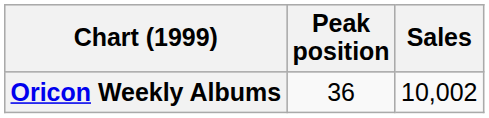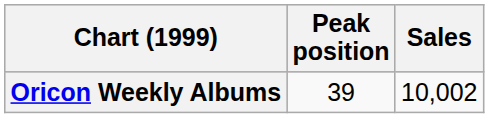(341, 91) 36 -> (341, 91) 39
